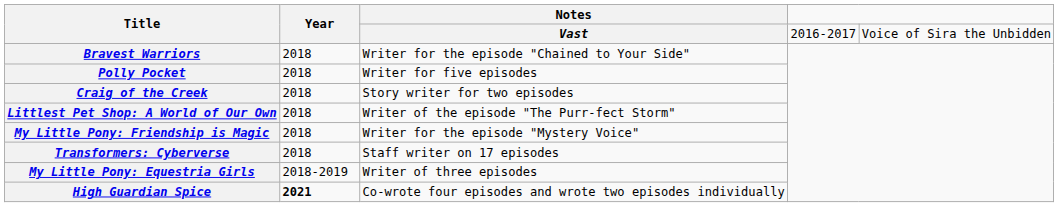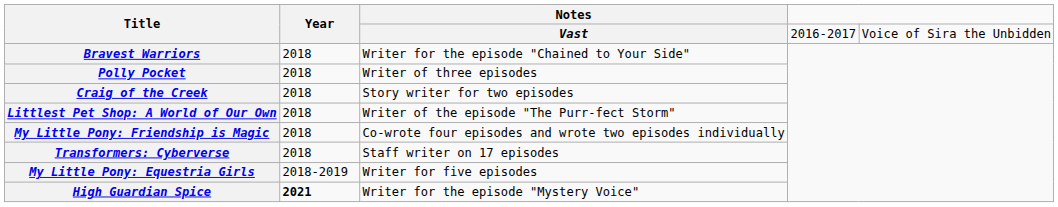(450, 73) Writer for five episodes -> (450, 73) Writer of three episodes
(501, 133) Writer for the episode "Mystery Voice" -> (574, 133) Co-wrote four episodes and wrote two episodes individually
(450, 172) Writer of three episodes -> (450, 172) Writer for five episodes
(574, 192) Co-wrote four episodes and wrote two episodes individually -> (501, 192) Writer for the episode "Mystery Voice"
